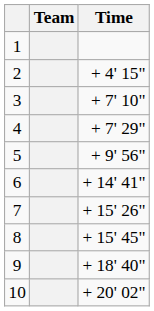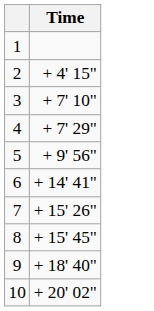- column: (54, 18)
